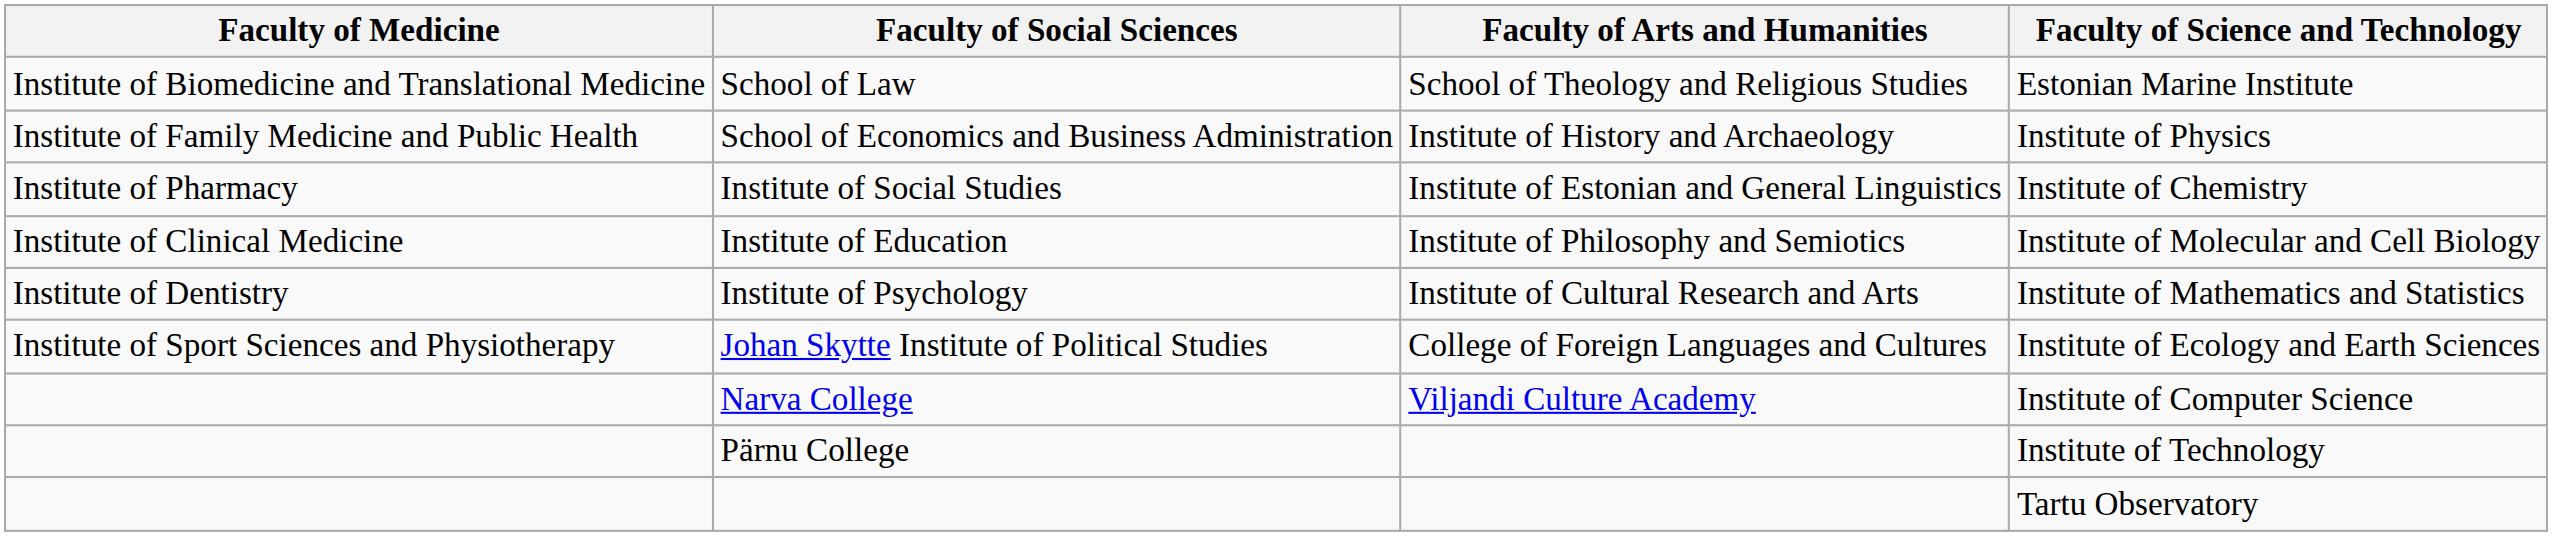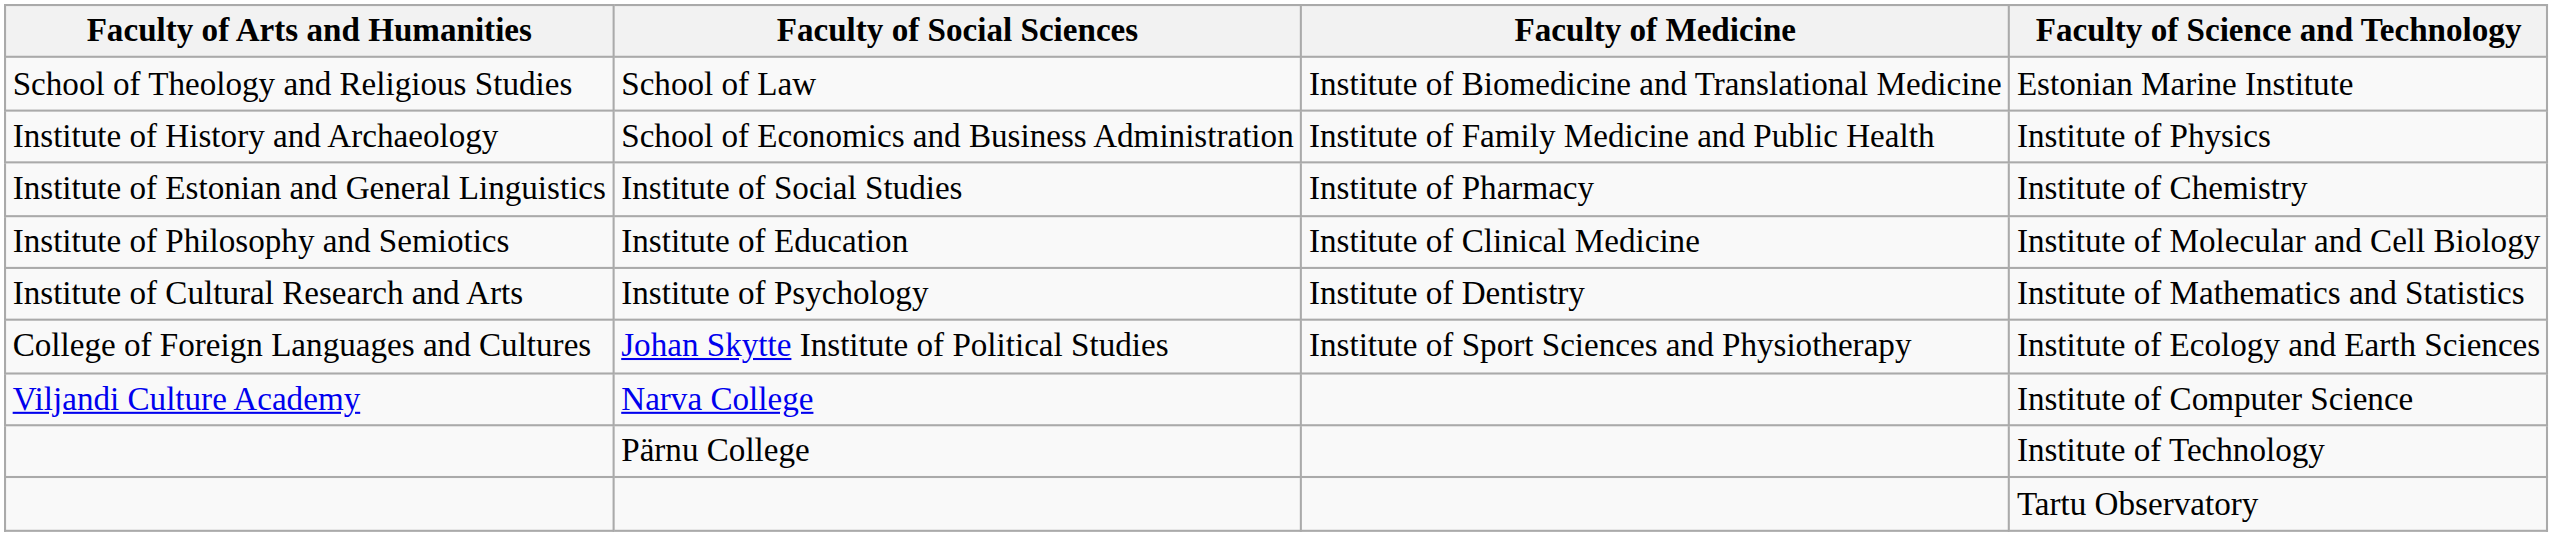columns swapped: (1705, 30) <-> (359, 30)
